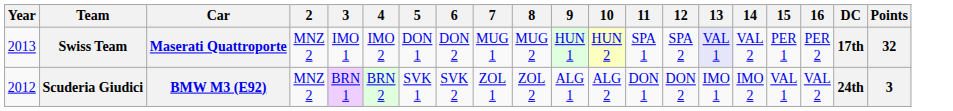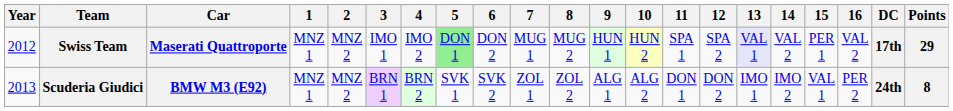+ column: (309, 15)
(22, 46) 2013 -> (22, 46) 2012
(417, 46) no background -> (455, 46) lightgreen background
(817, 46) PER 2 -> (855, 46) VAL 2
(889, 46) 32 -> (927, 46) 29
(22, 86) 2012 -> (22, 86) 2013
(817, 86) VAL 2 -> (855, 86) PER 2
(889, 86) 3 -> (927, 86) 8
